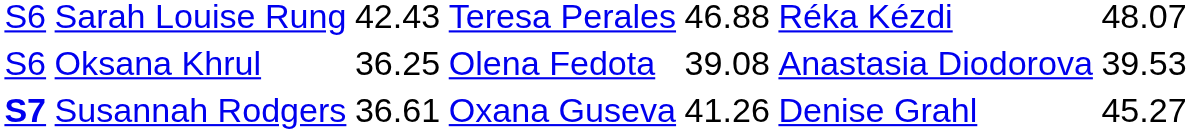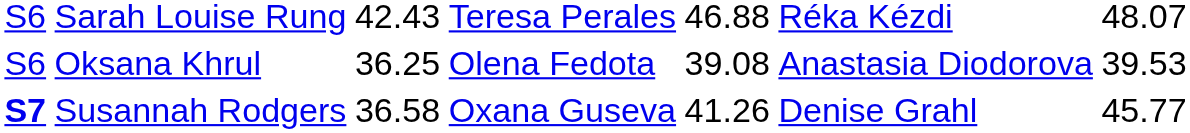(398, 110) 36.61 -> (398, 110) 36.58
(1144, 110) 45.27 -> (1144, 110) 45.77
